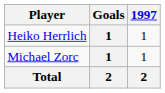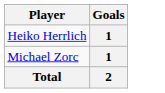- column: (144, 14)
